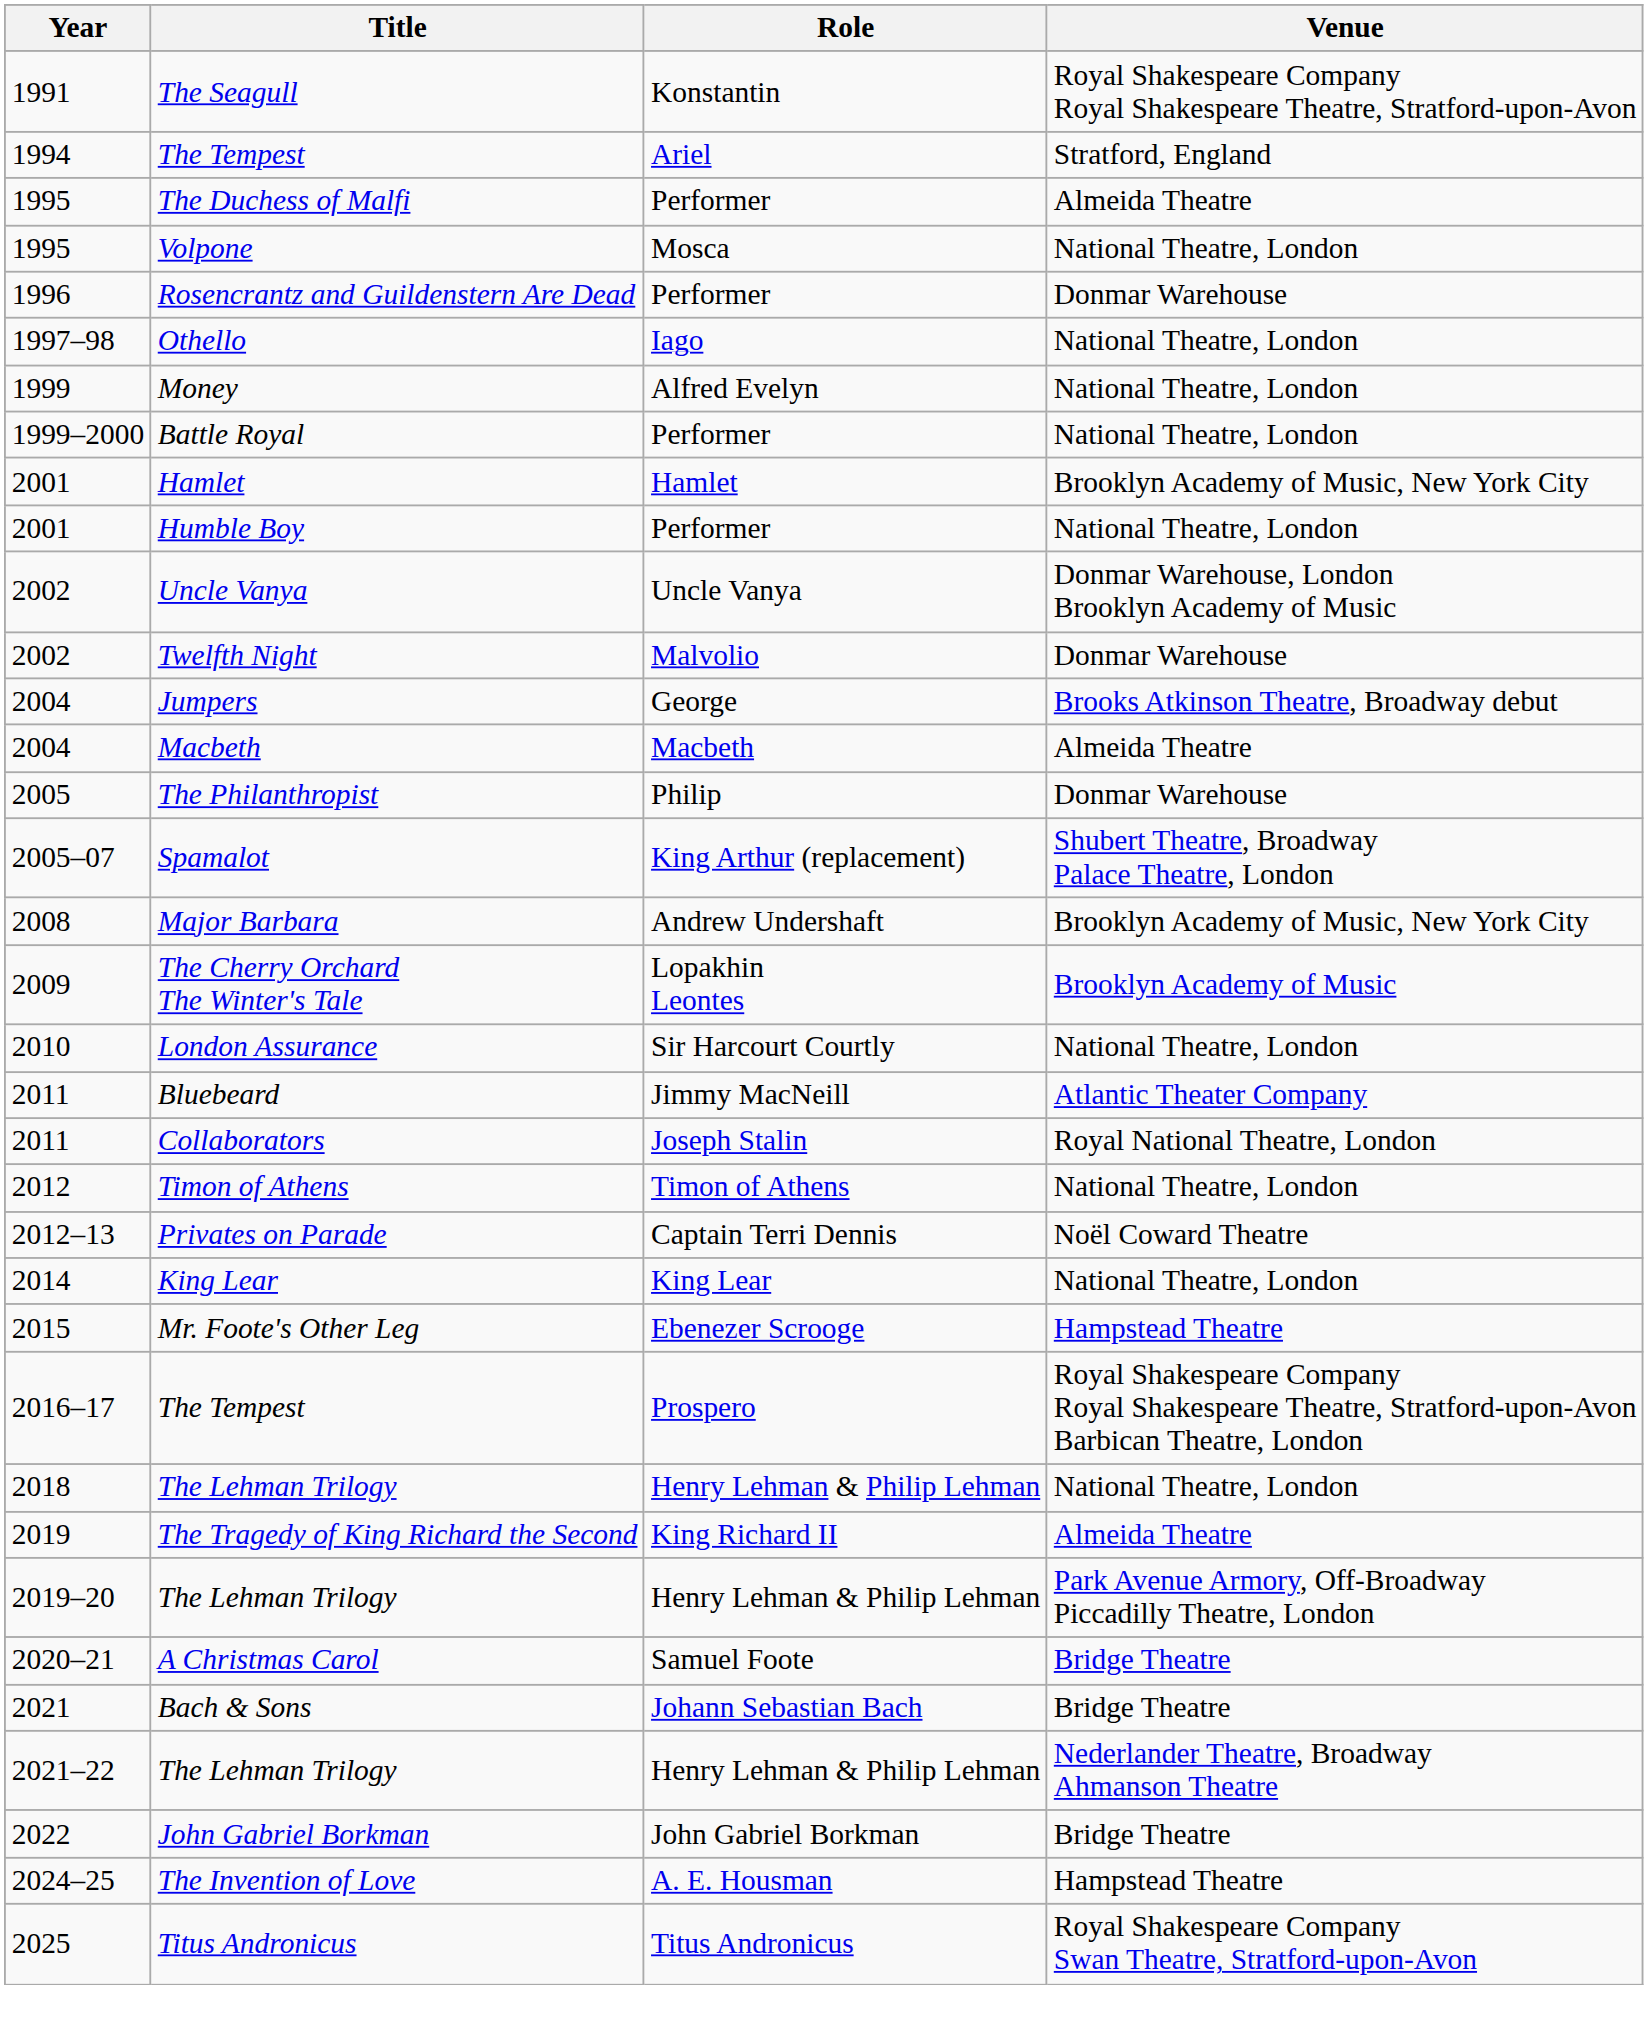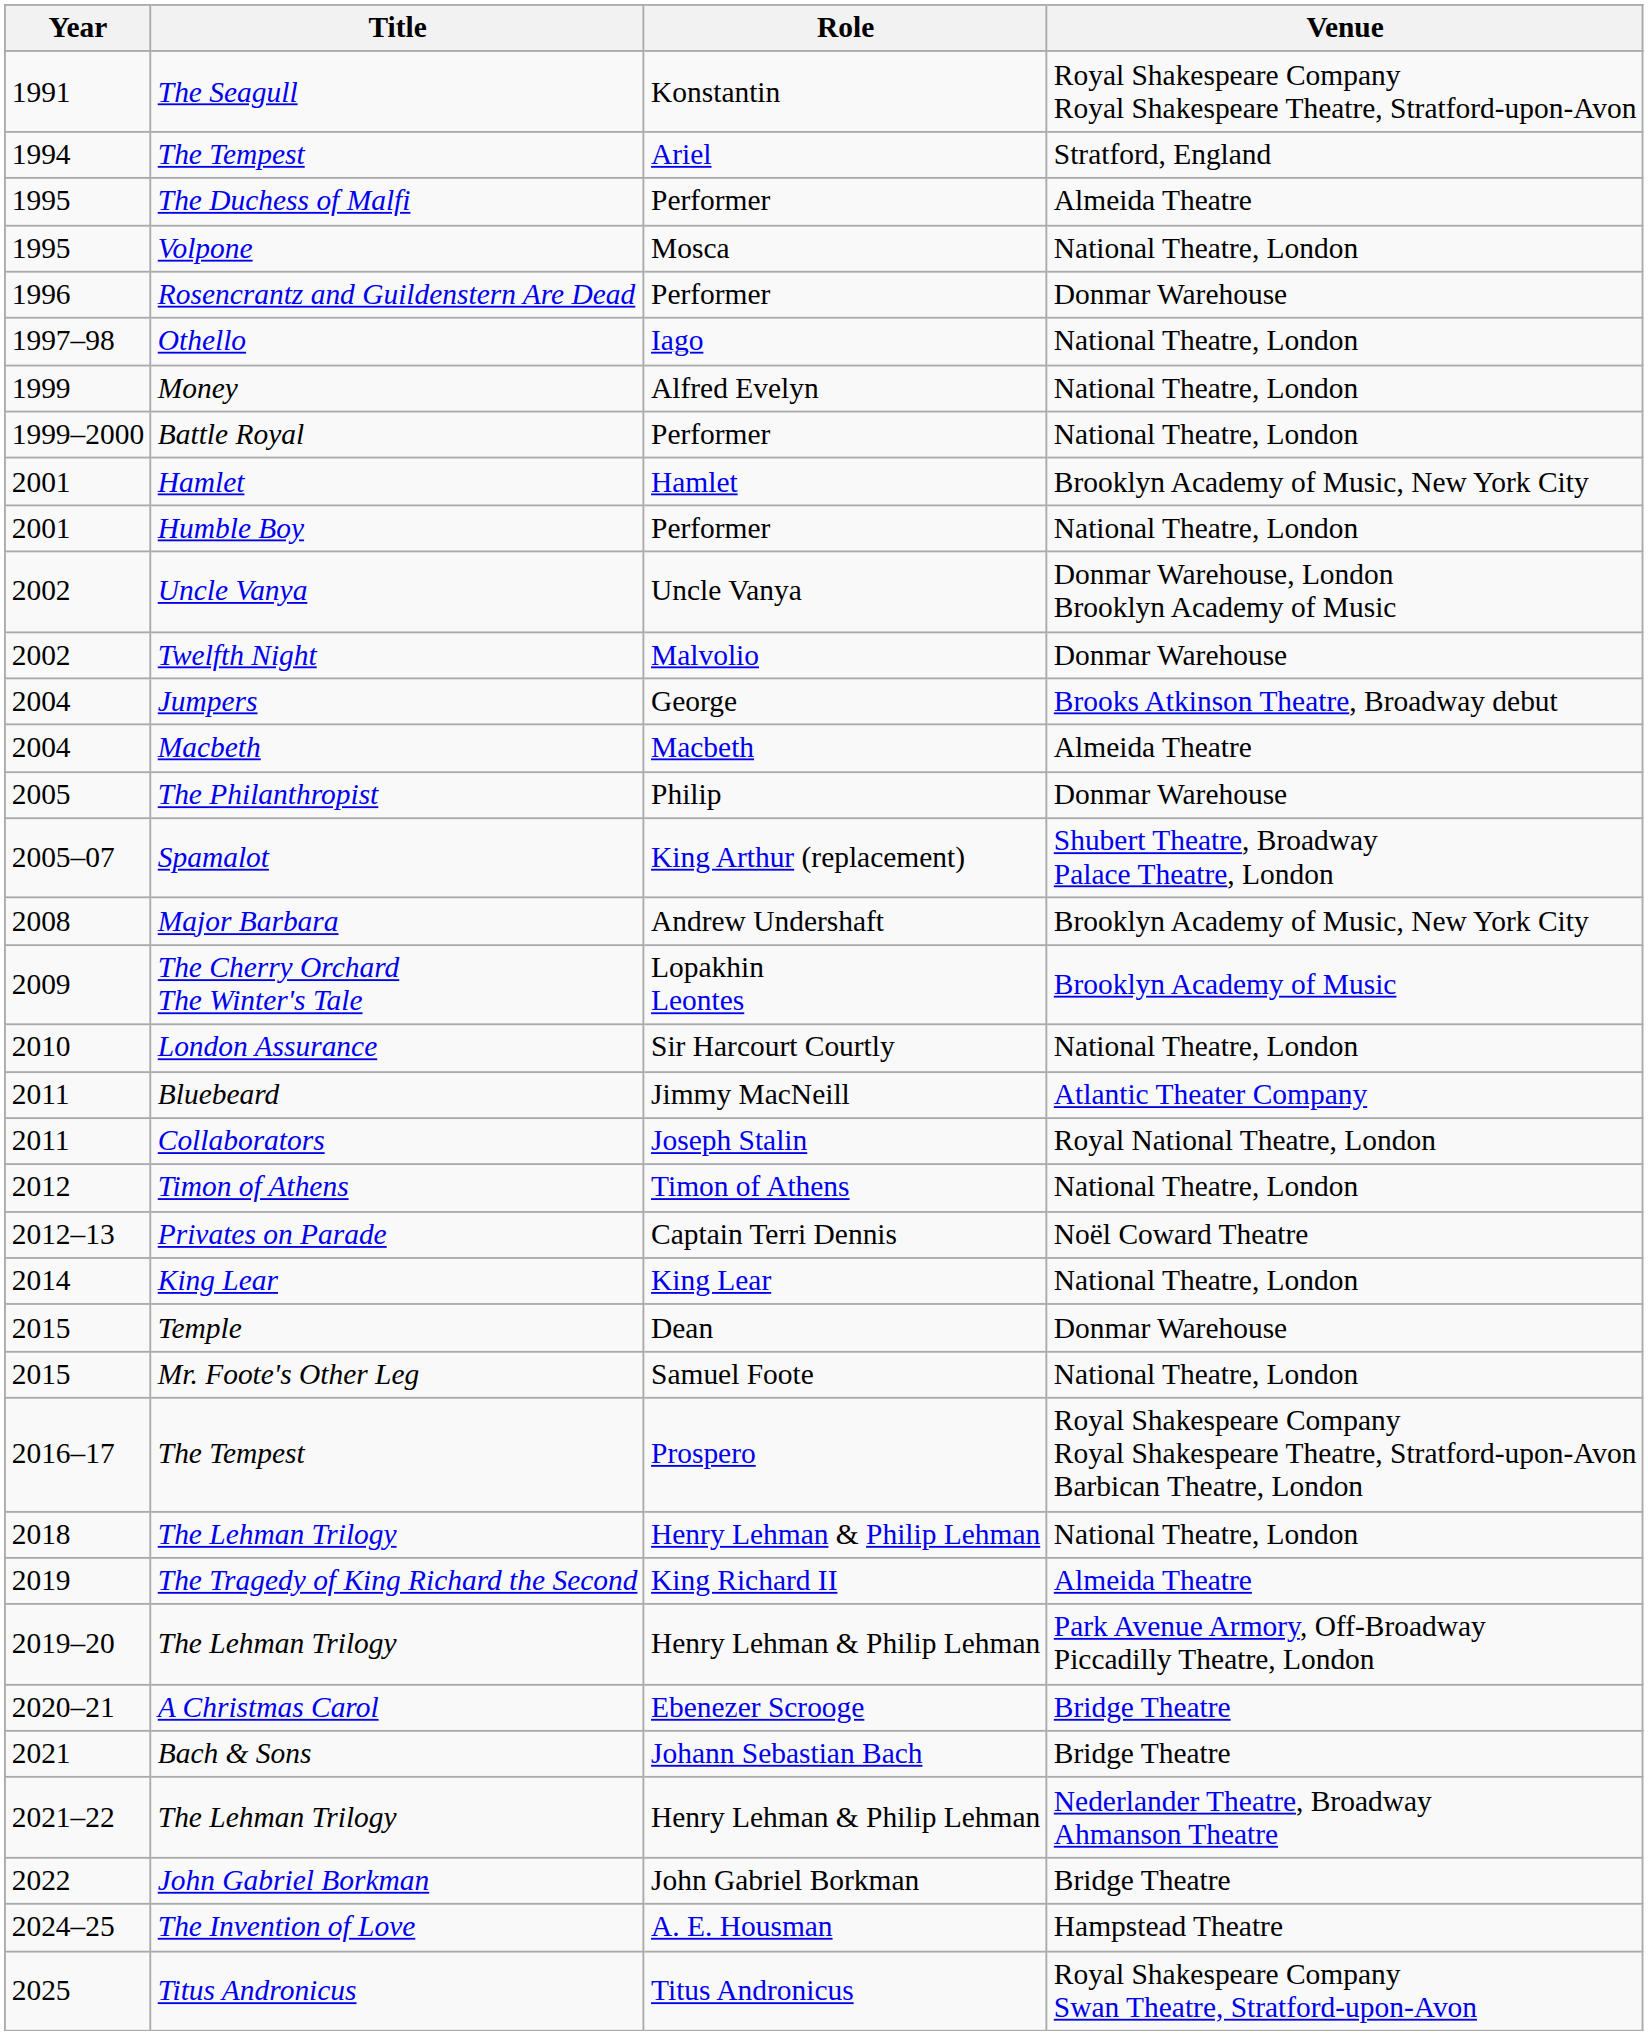+ row: (41, 1327)
(758, 1327) Ebenezer Scrooge -> (732, 1374) Samuel Foote
(1168, 1327) Hampstead Theatre -> (1206, 1374) National Theatre, London
(732, 1660) Samuel Foote -> (758, 1707) Ebenezer Scrooge
